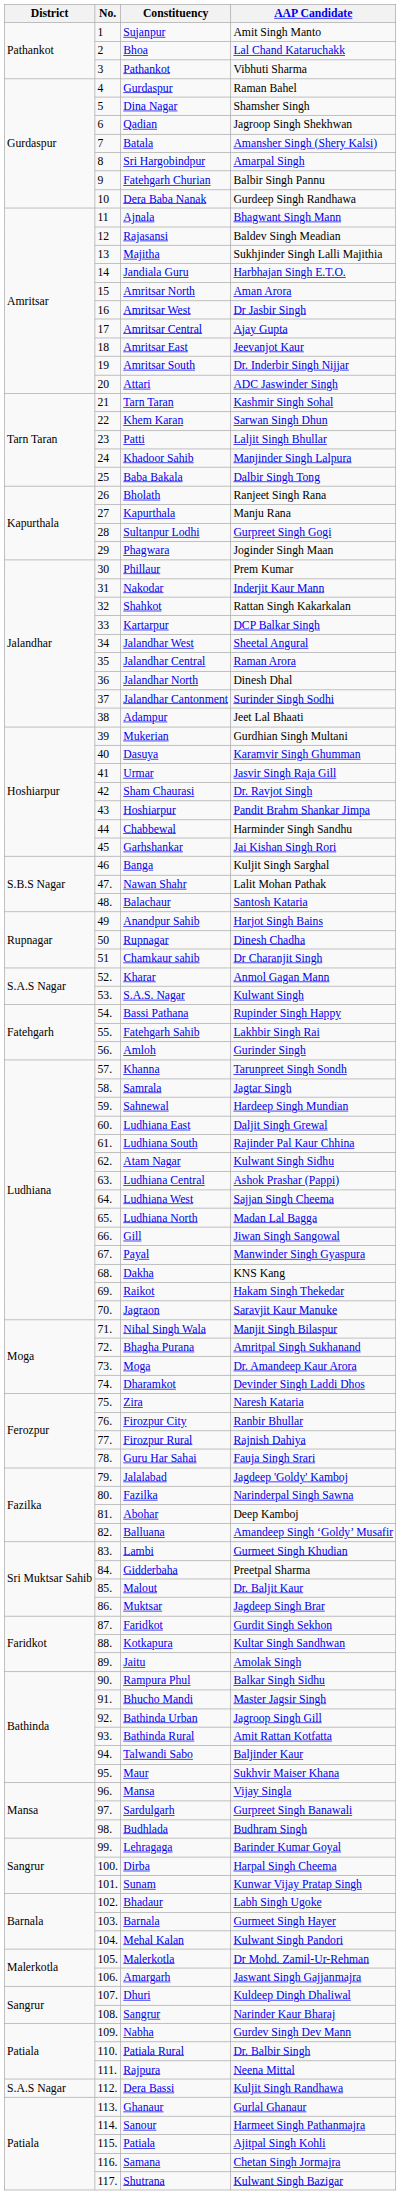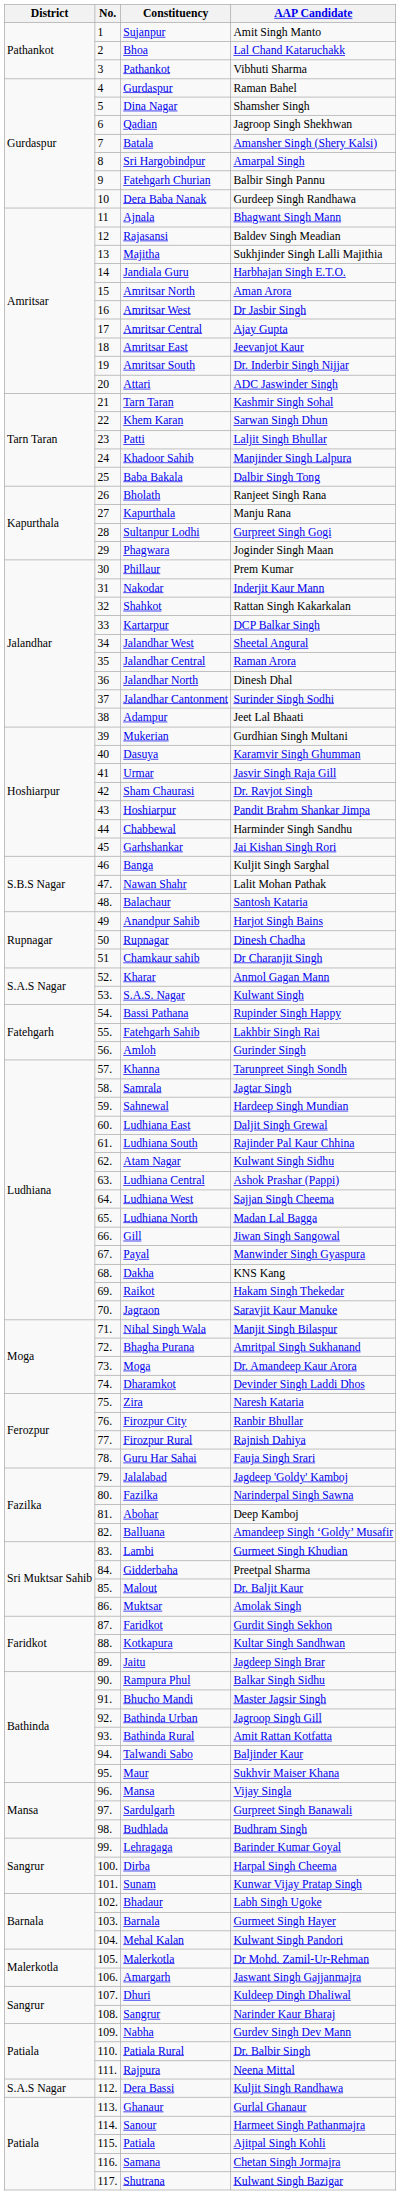(279, 1606) Jagdeep Singh Brar -> (267, 1606) Amolak Singh
(267, 1662) Amolak Singh -> (279, 1662) Jagdeep Singh Brar
